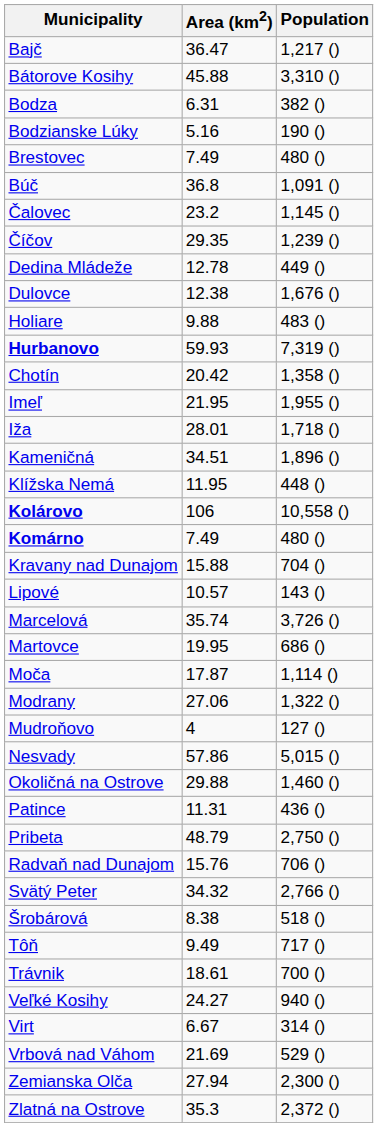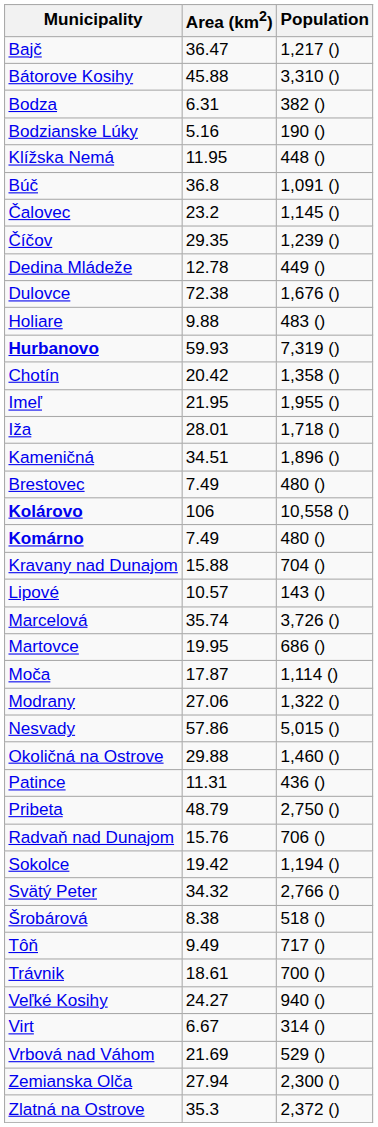rows swapped: (47, 158) <-> (61, 484)
(207, 294) 12.38 -> (207, 294) 72.38
- row: (51, 728)
+ row: (39, 864)
